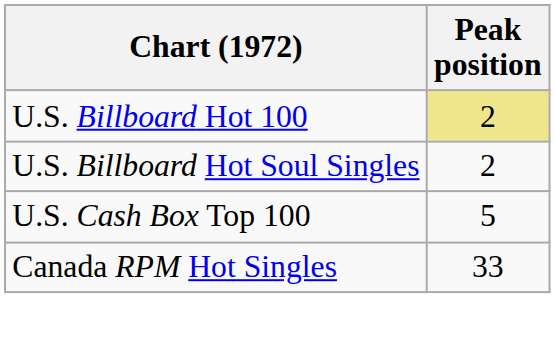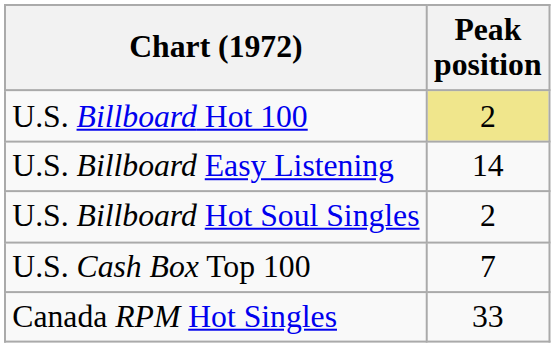+ row: (203, 165)
(488, 215) 5 -> (488, 266) 7
